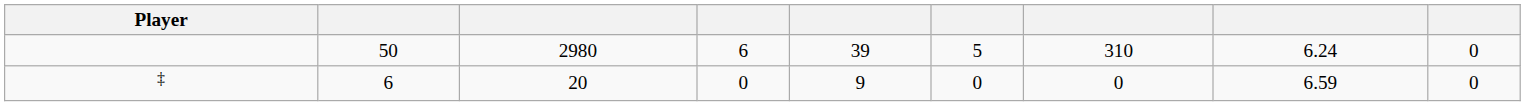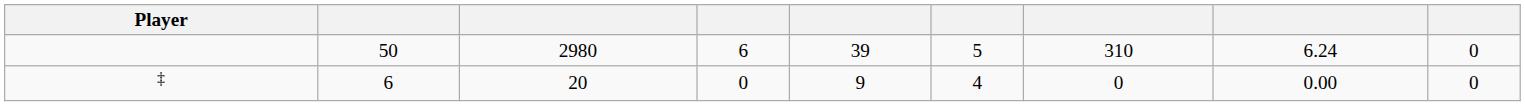(977, 83) 0 -> (977, 83) 4
(1320, 83) 6.59 -> (1320, 83) 0.00
